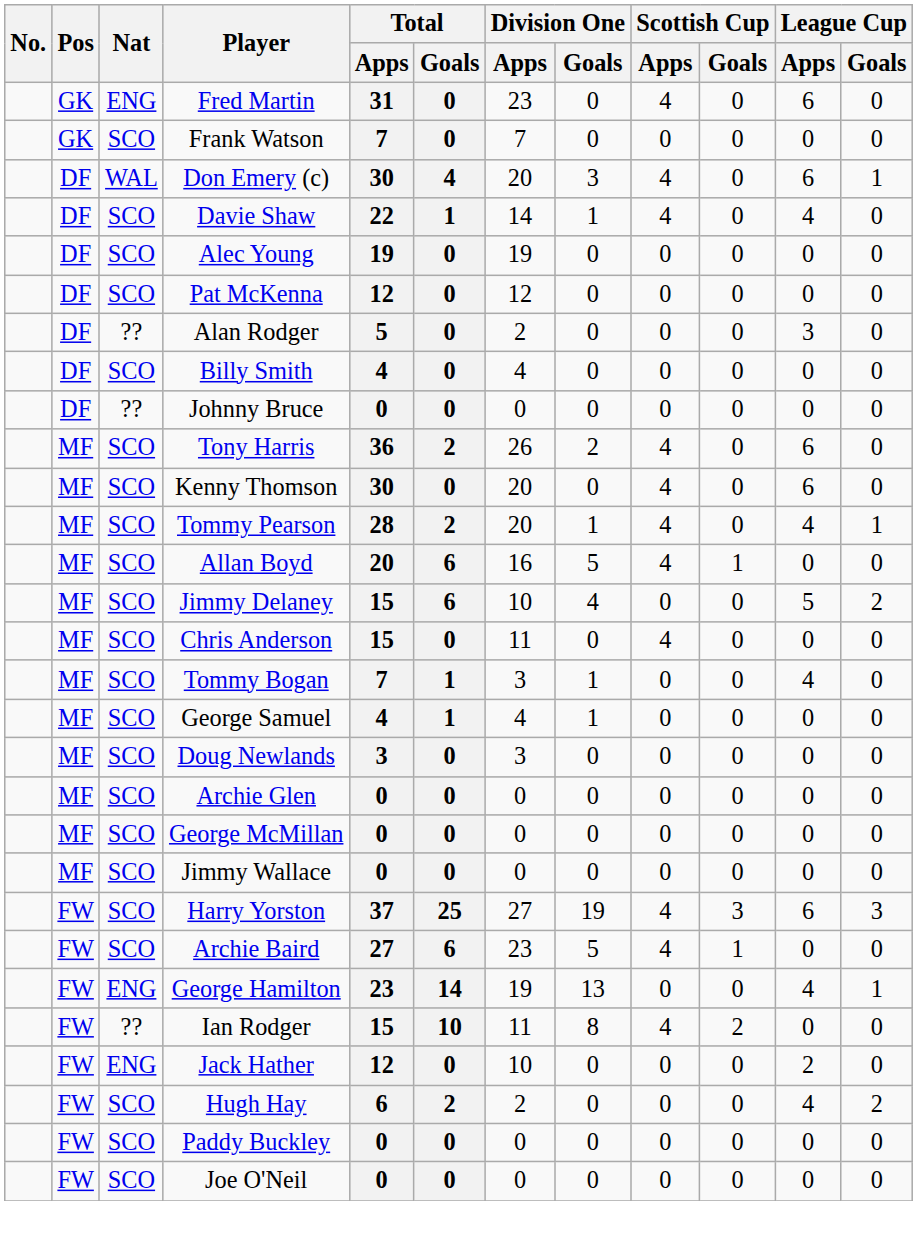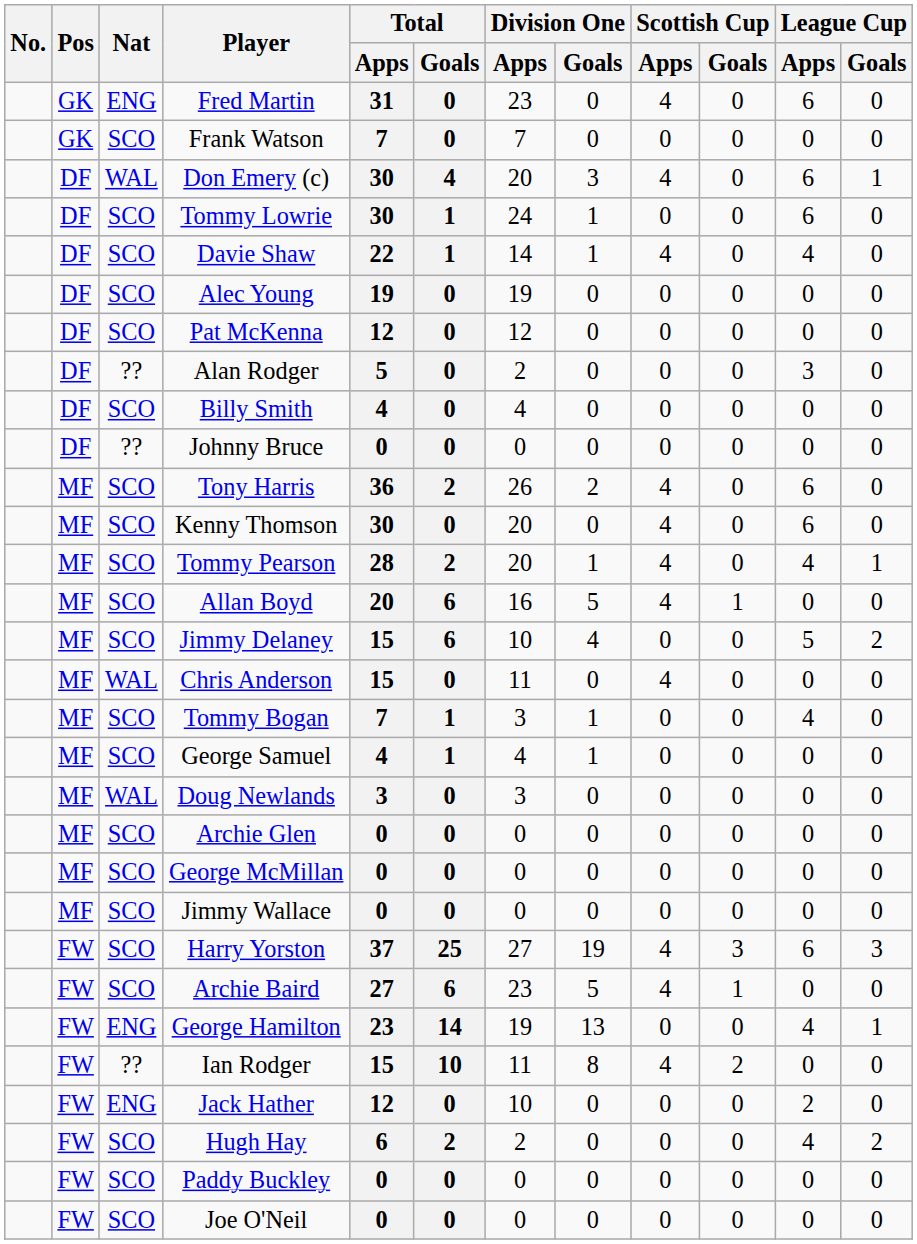+ row: (256, 216)
(131, 640) SCO -> (131, 679) WAL
(131, 756) SCO -> (131, 795) WAL
